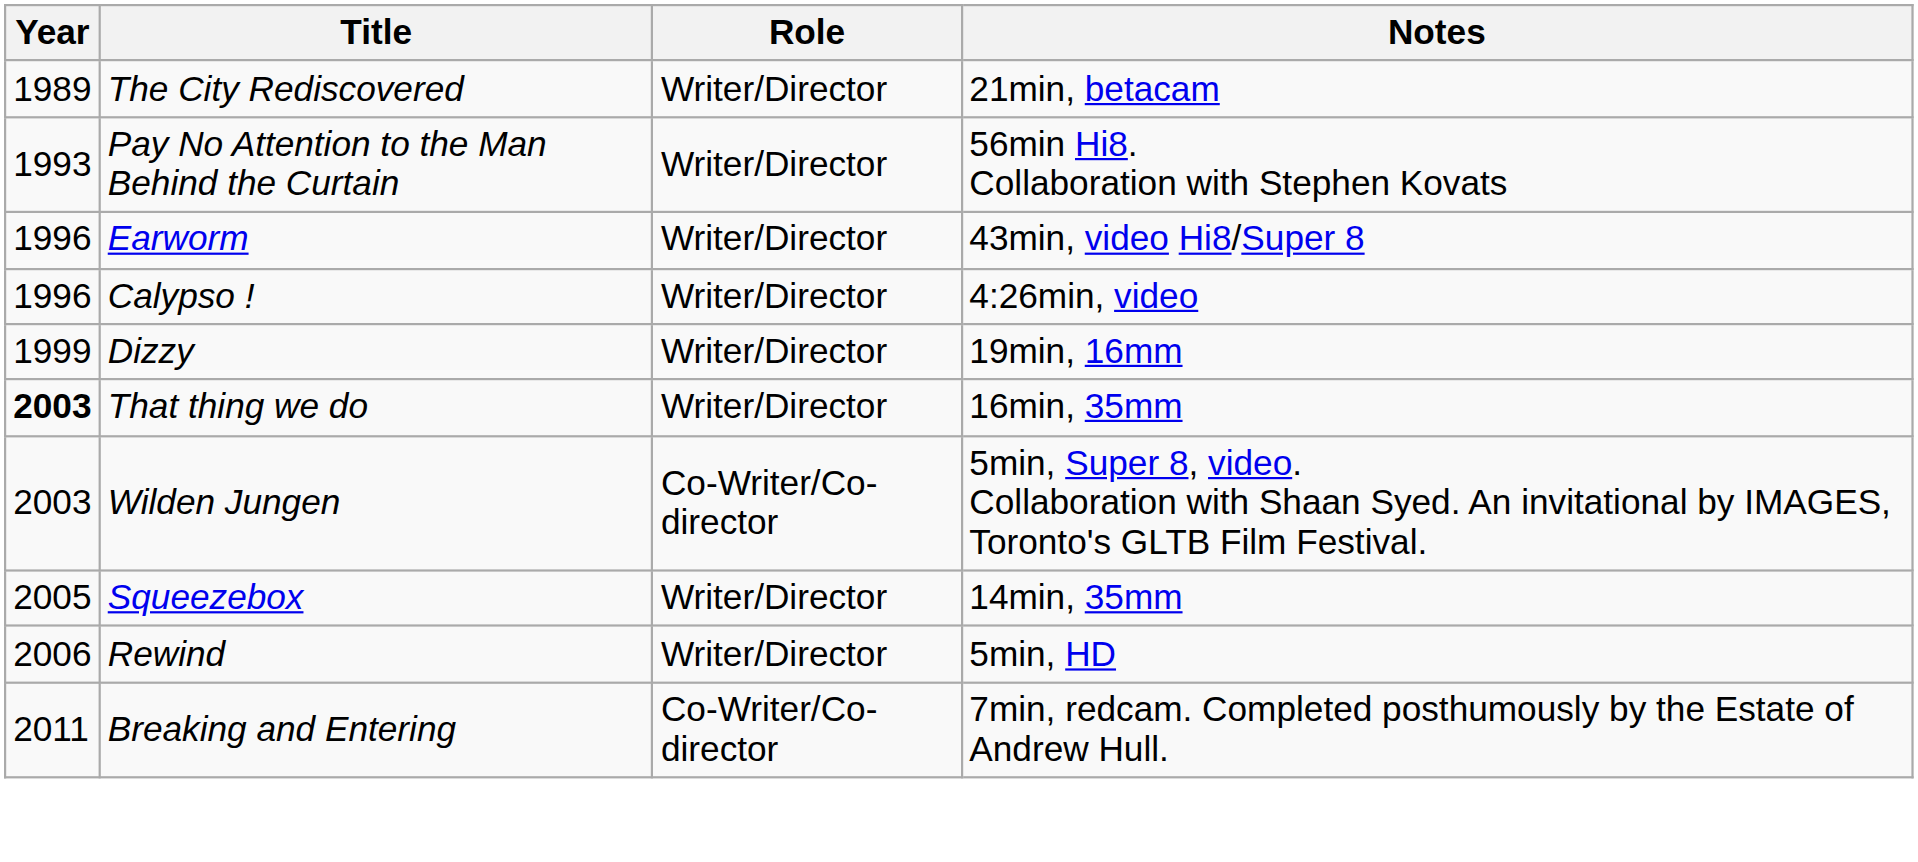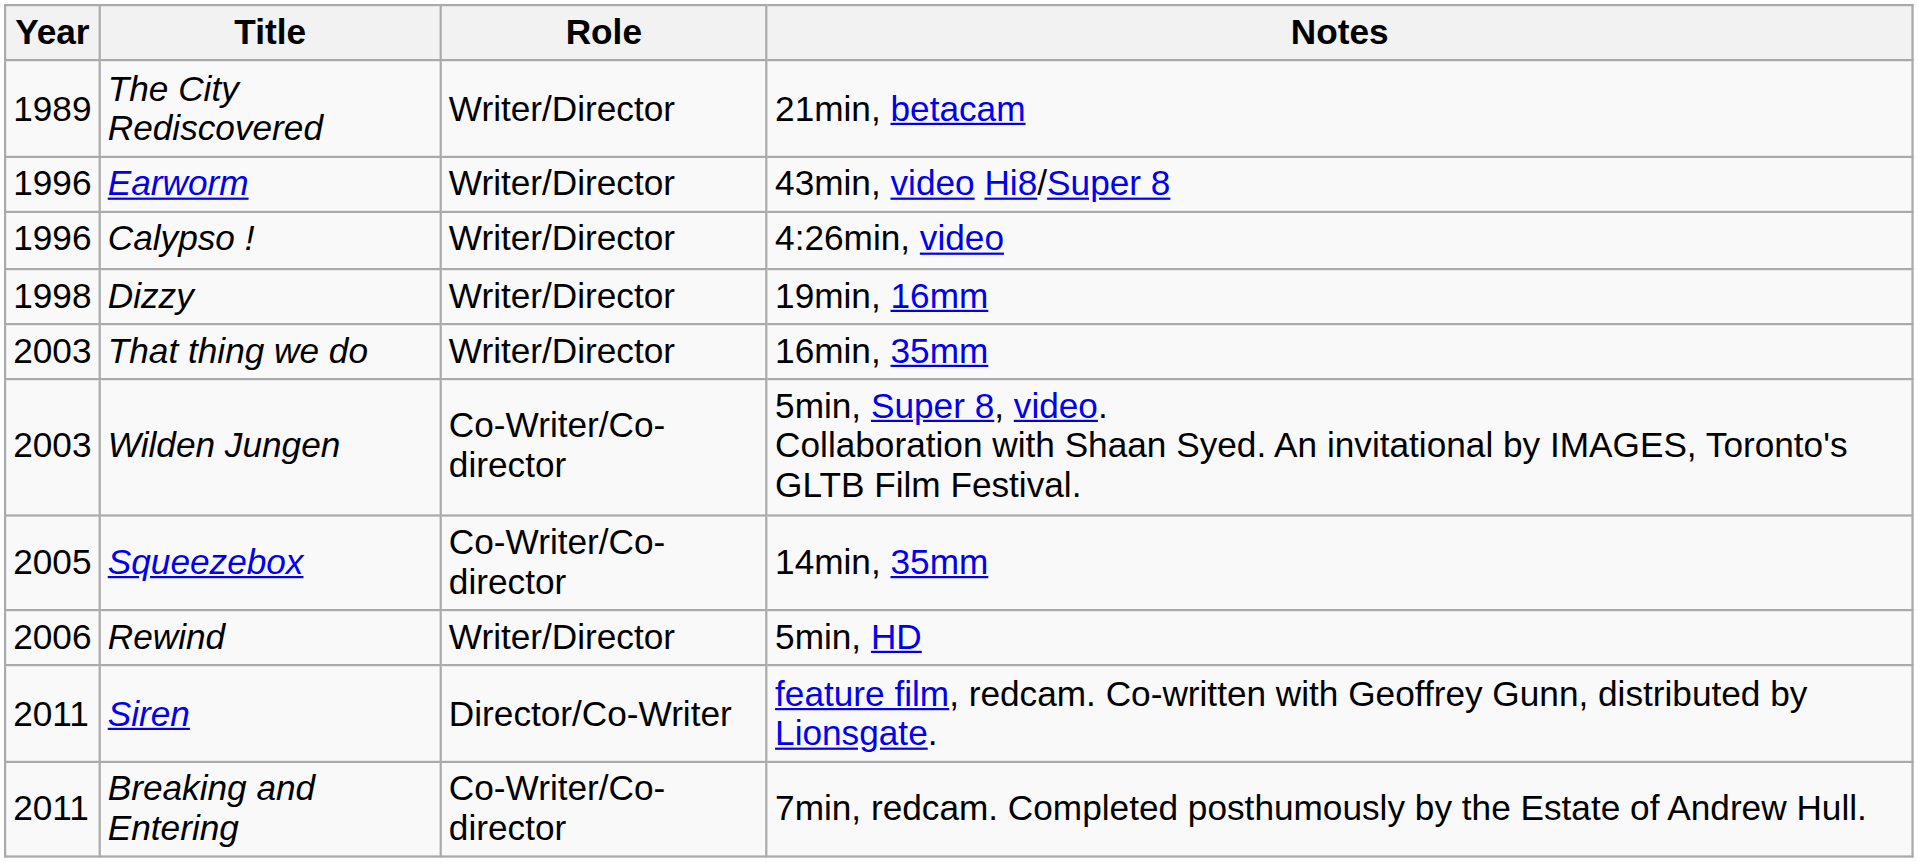- row: (327, 163)
(52, 351) 1999 -> (52, 295) 1998
(52, 406) bold -> (52, 351) normal
(774, 597) Writer/Director -> (557, 561) Co-Writer/Co-director
+ row: (149, 713)
